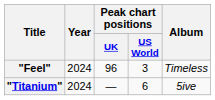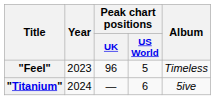(79, 68) 2024 -> (79, 68) 2023
(145, 68) 3 -> (145, 68) 5
